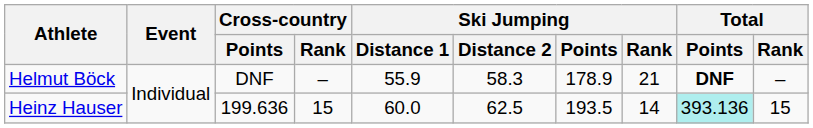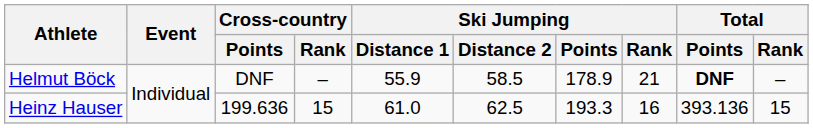(505, 79) 58.3 -> (505, 79) 58.5
(402, 109) 60.0 -> (402, 109) 61.0
(589, 109) 193.5 -> (589, 109) 193.3
(649, 109) 14 -> (649, 109) 16
(715, 109) paleturquoise background -> (715, 109) no background
